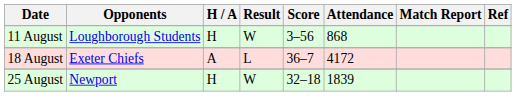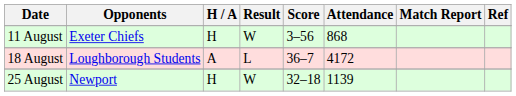(135, 36) Loughborough Students -> (107, 36) Exeter Chiefs
(107, 58) Exeter Chiefs -> (135, 58) Loughborough Students
(340, 79) 1839 -> (340, 79) 1139
